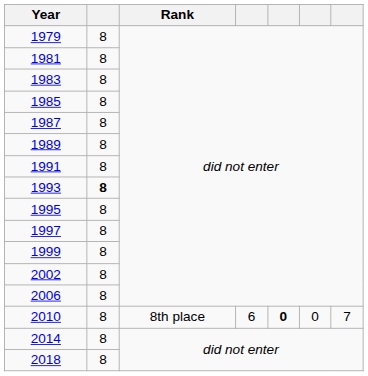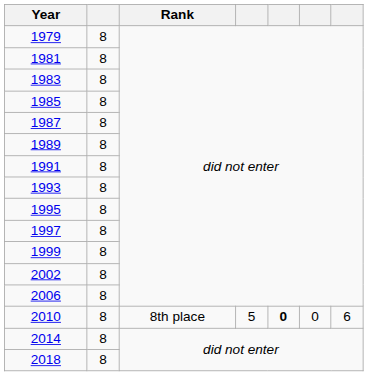(103, 187) bold -> (103, 187) normal
(252, 317) 6 -> (252, 317) 5
(347, 317) 7 -> (347, 317) 6
